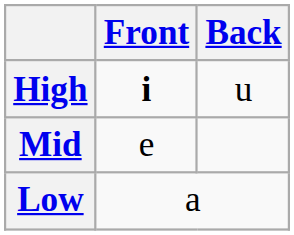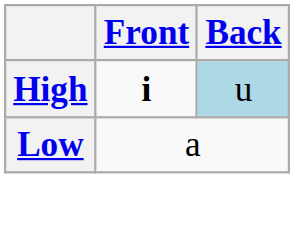(244, 88) no background -> (244, 88) lightblue background
- row: (50, 144)
